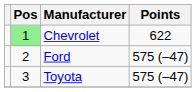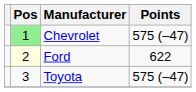(160, 36) 622 -> (160, 36) 575 (–47)
(26, 56) no background -> (26, 56) lightyellow background
(160, 56) 575 (–47) -> (160, 56) 622
